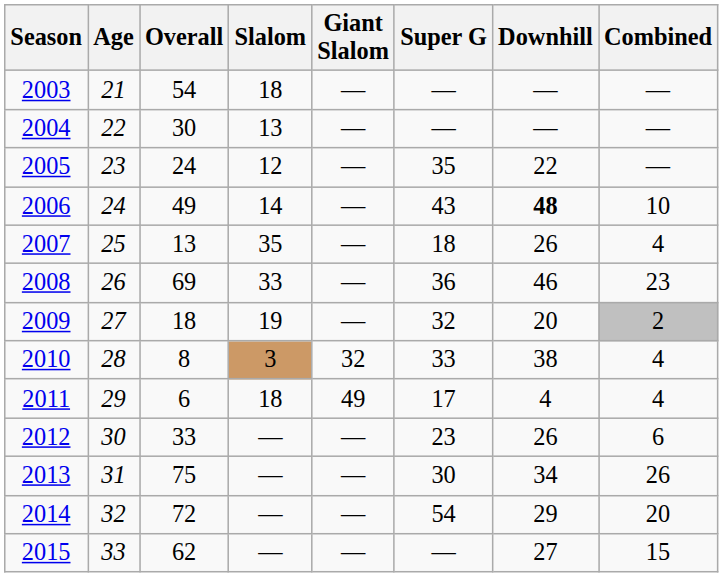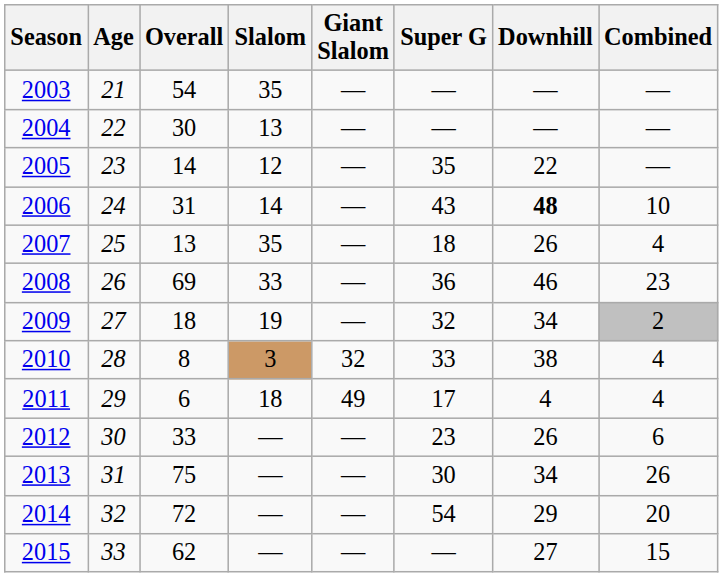(270, 89) 18 -> (270, 89) 35
(184, 166) 24 -> (184, 166) 14
(184, 205) 49 -> (184, 205) 31
(545, 321) 20 -> (545, 321) 34
